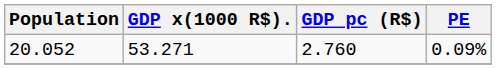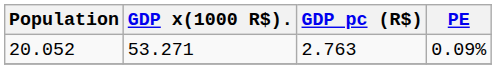(329, 50) 2.760 -> (329, 50) 2.763
